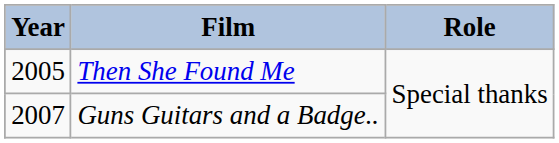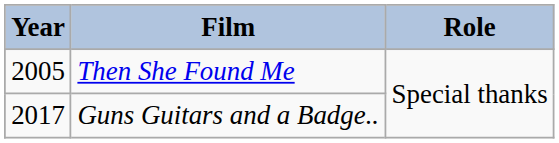(38, 115) 2007 -> (38, 115) 2017
